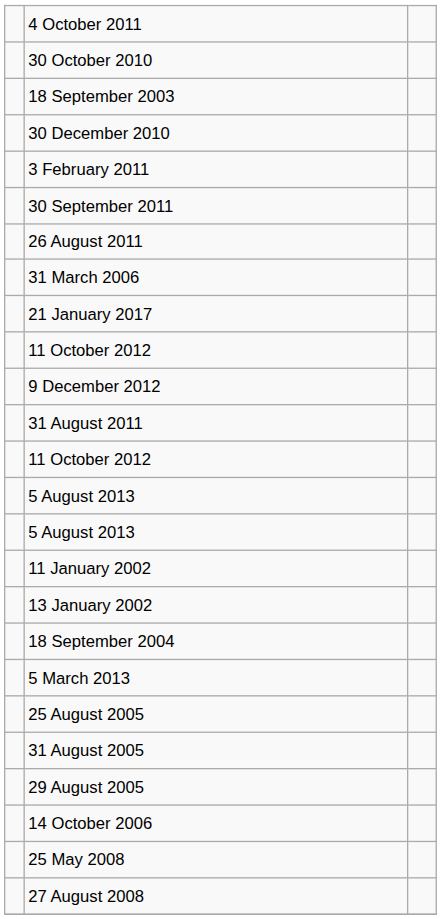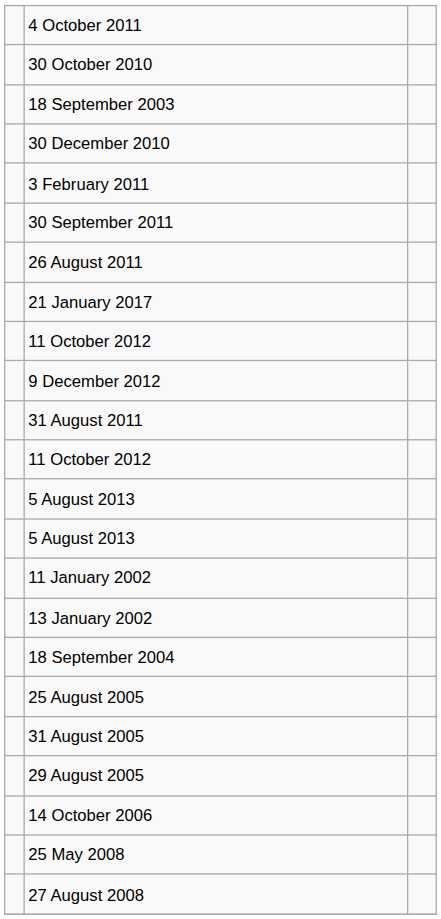- row: (15, 278)
- row: (15, 678)
